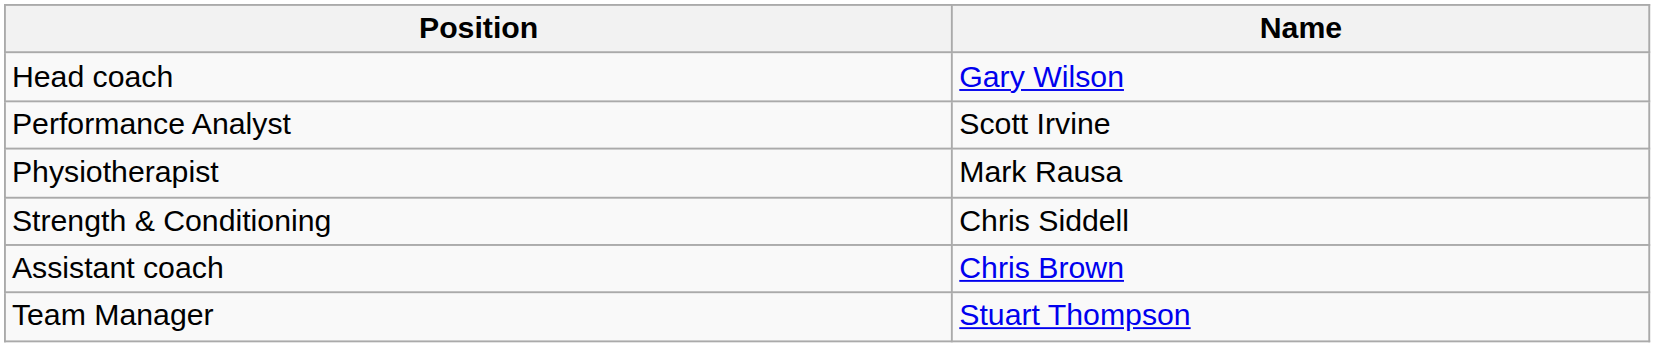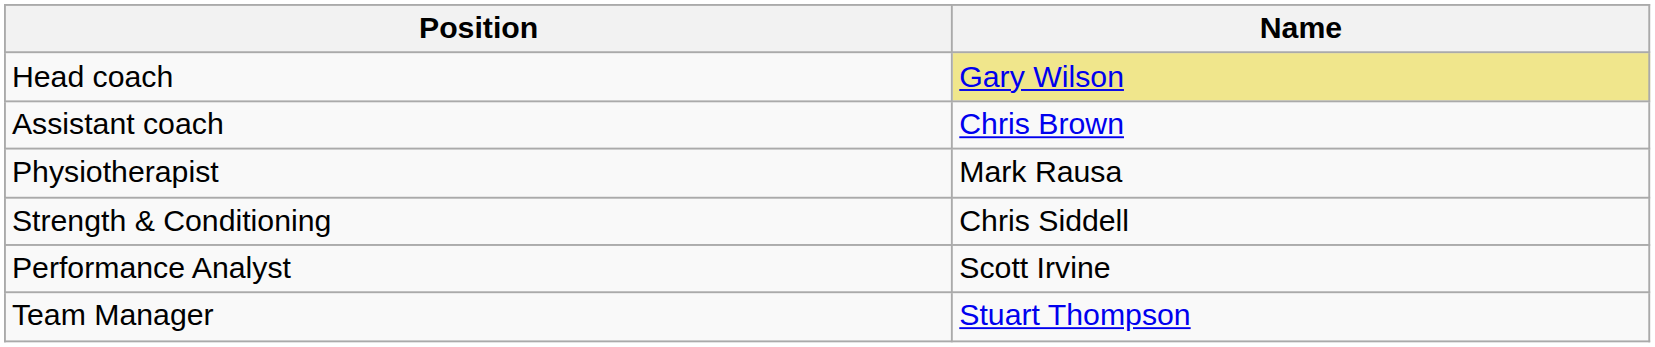(1042, 76) no background -> (1042, 76) khaki background
rows swapped: (118, 268) <-> (151, 124)
